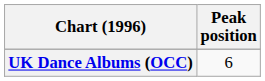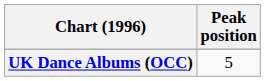(229, 62) 6 -> (229, 62) 5
